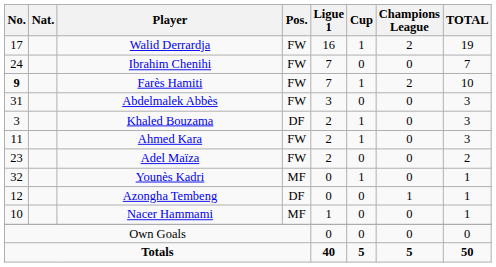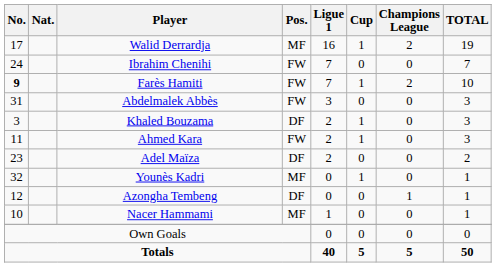(297, 45) FW -> (297, 45) MF
(297, 157) FW -> (297, 157) DF
